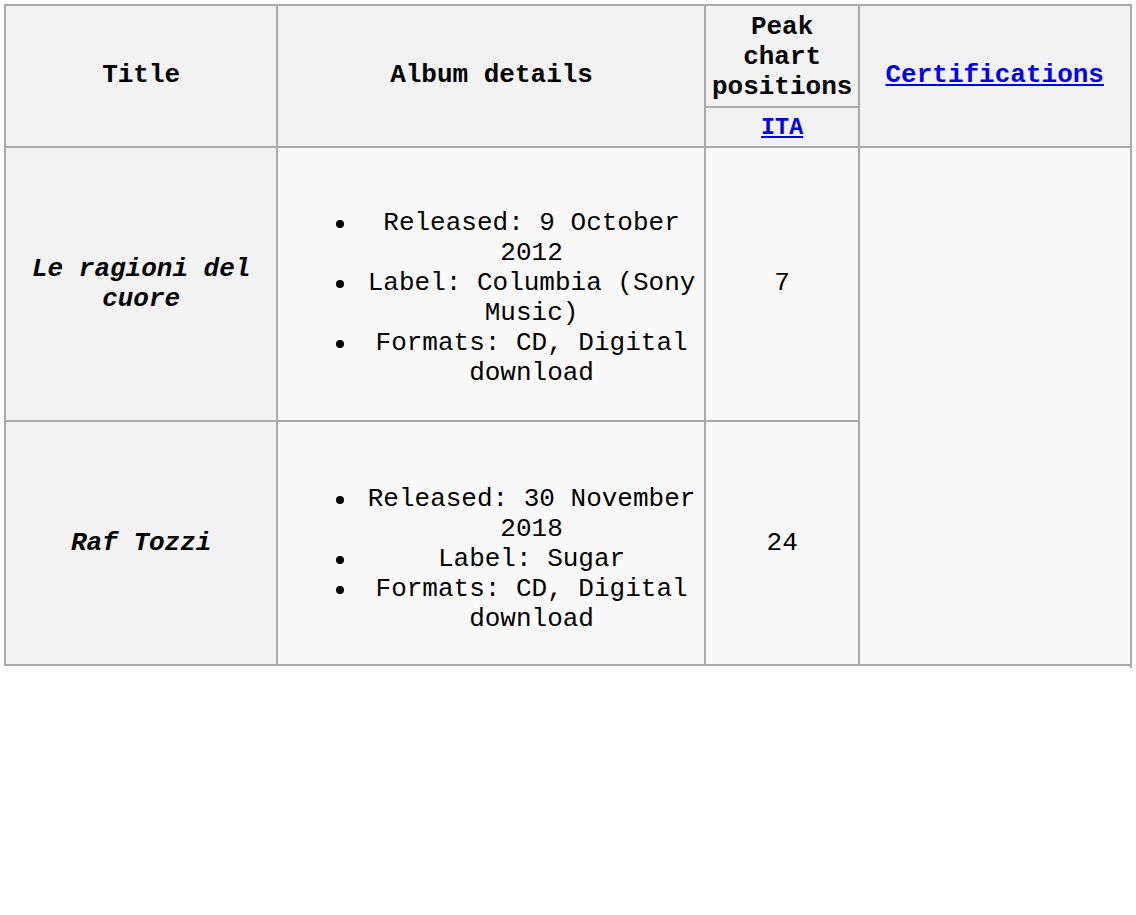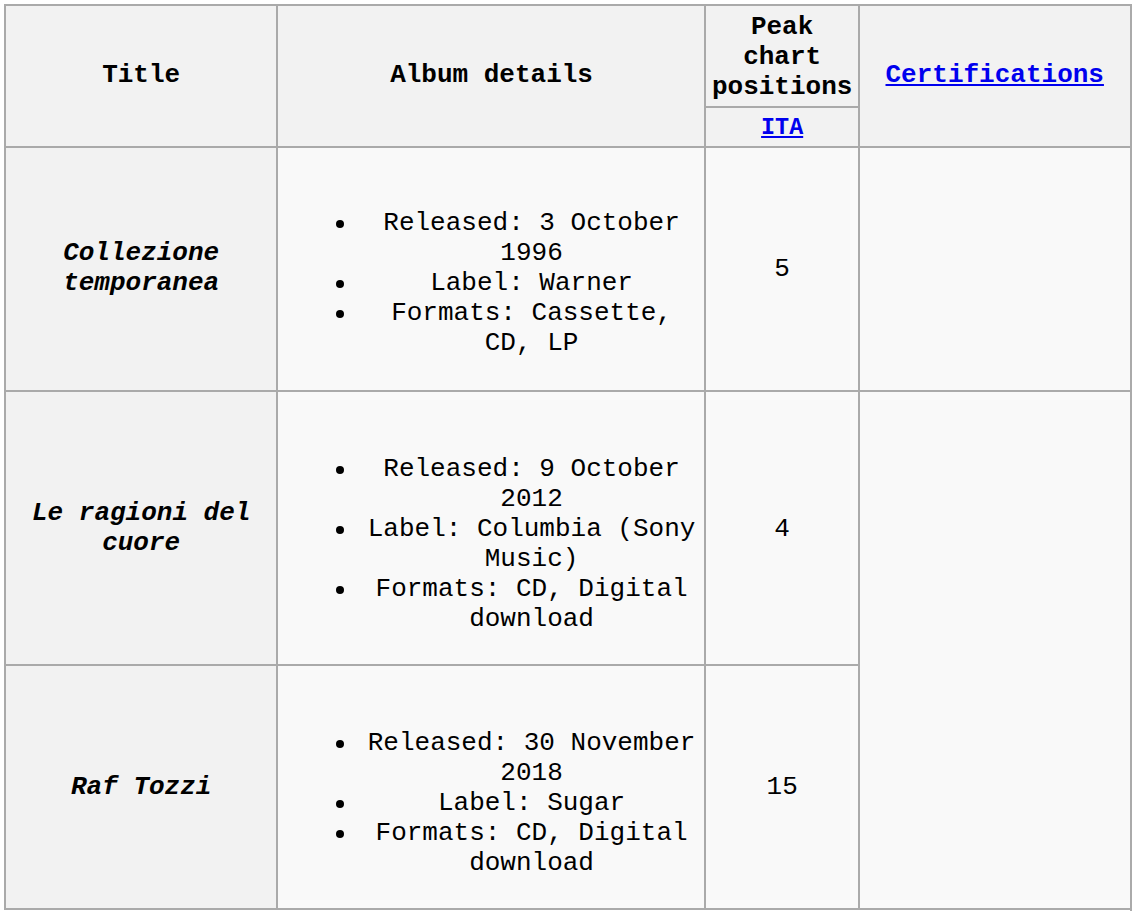+ row: (141, 269)
(782, 284) 7 -> (782, 528) 4
(782, 543) 24 -> (782, 788) 15
